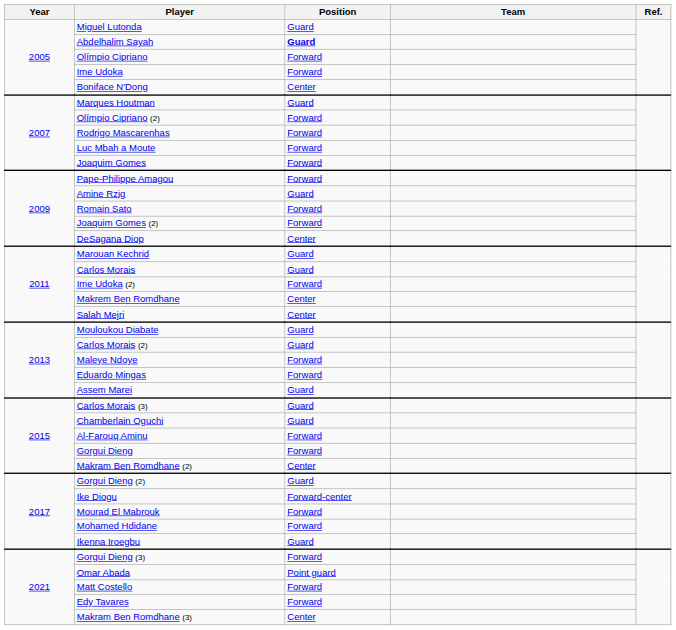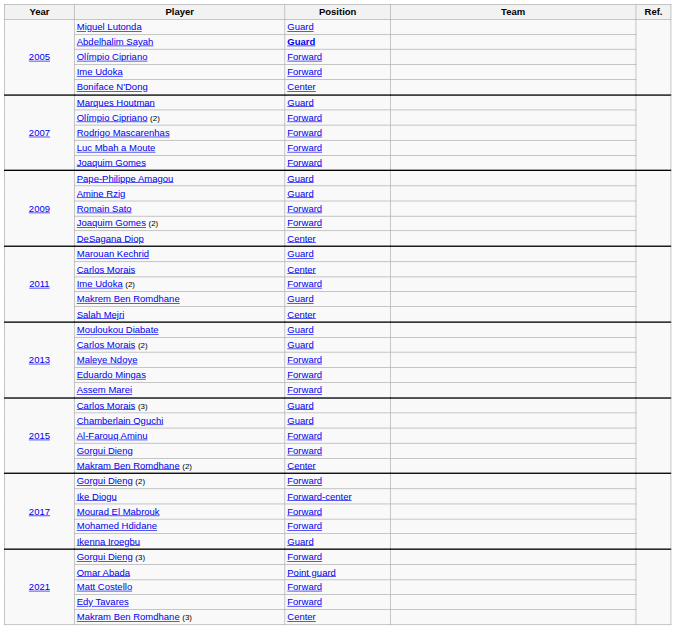(305, 179) Forward -> (300, 179) Guard
(300, 269) Guard -> (302, 269) Center
(302, 299) Center -> (300, 299) Guard
(300, 390) Guard -> (305, 390) Forward
(300, 482) Guard -> (305, 482) Forward
